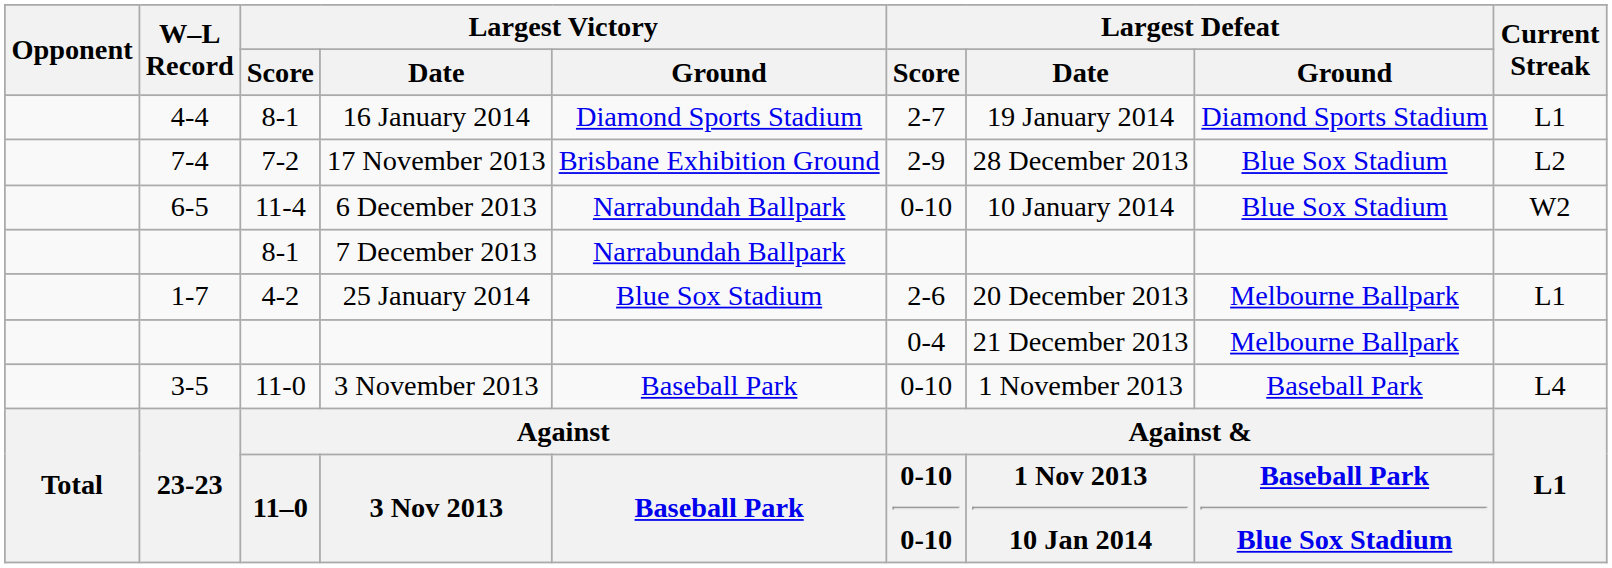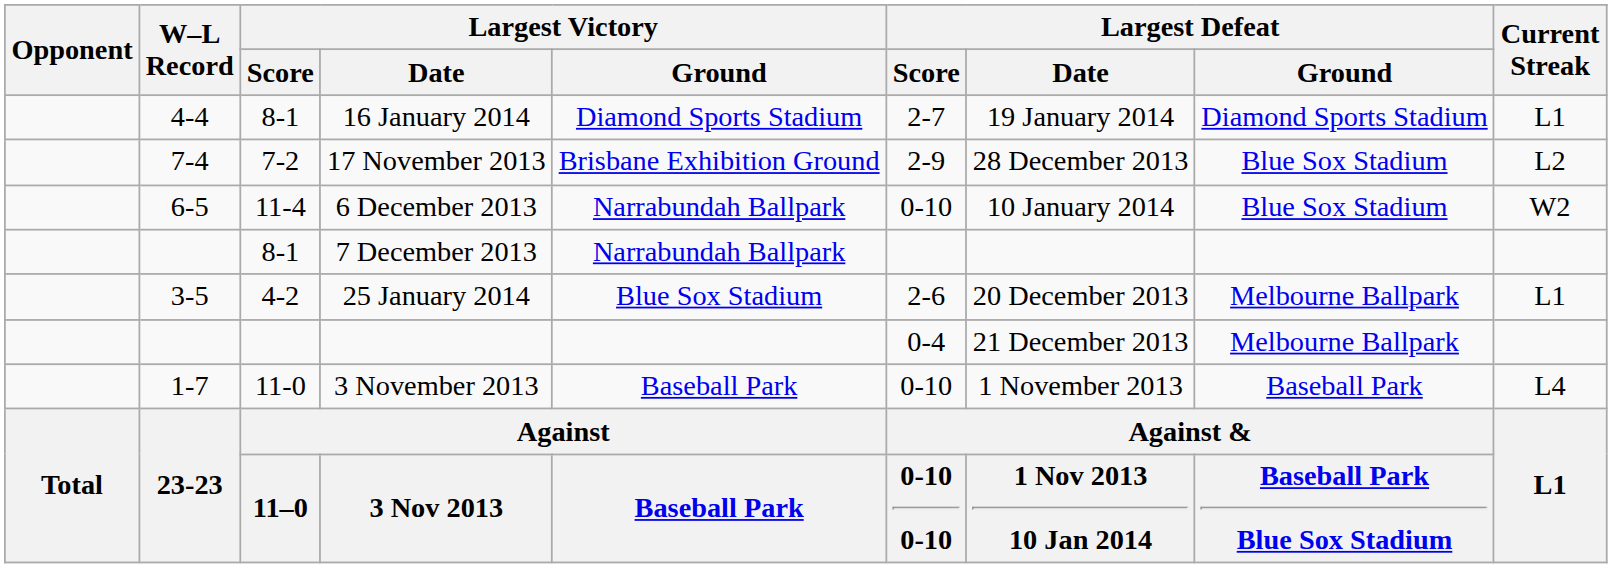(190, 296) 1-7 -> (190, 296) 3-5
(190, 386) 3-5 -> (190, 386) 1-7
